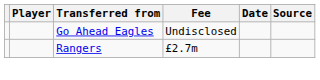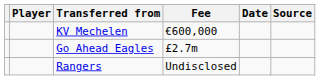+ row: (92, 31)
(201, 31) Undisclosed -> (182, 48) £2.7m
(182, 48) £2.7m -> (201, 66) Undisclosed
